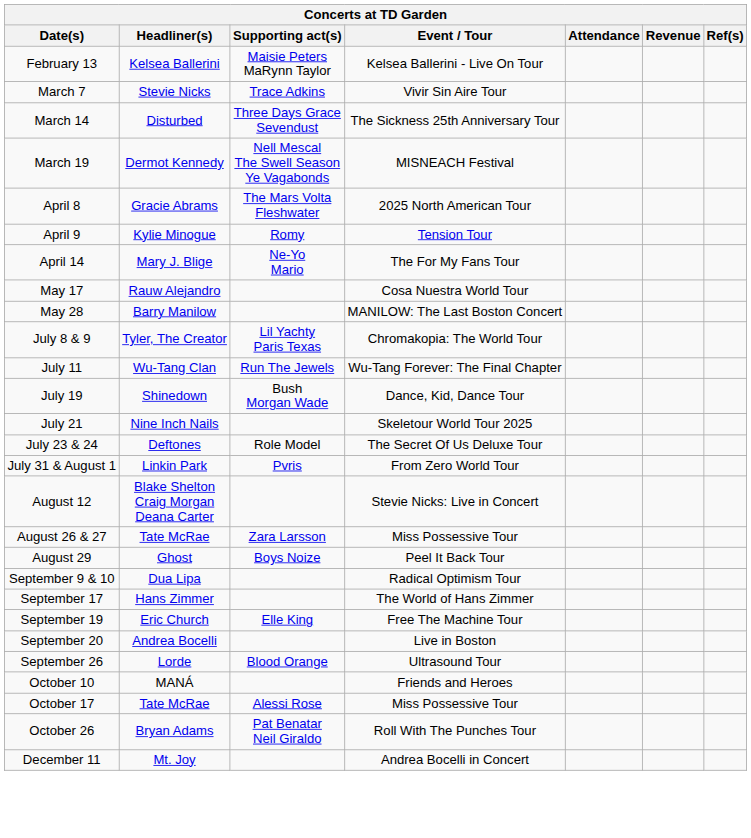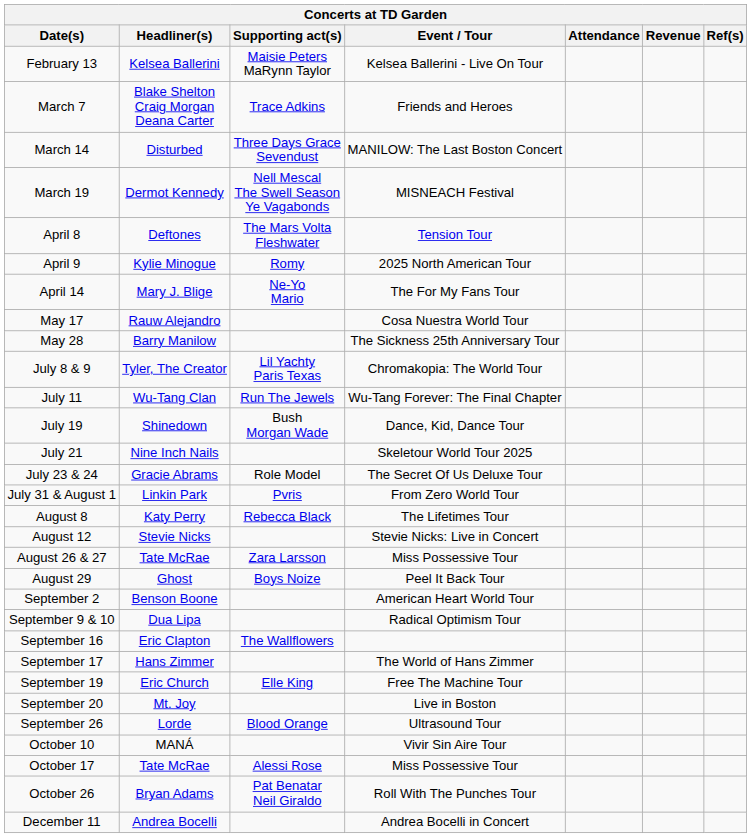(175, 92) Stevie Nicks -> (175, 106) Blake Shelton Craig Morgan Deana Carter
(455, 92) Vivir Sin Aire Tour -> (455, 106) Friends and Heroes
(455, 120) The Sickness 25th Anniversary Tour -> (455, 149) MANILOW: The Last Boston Concert
(175, 206) Gracie Abrams -> (175, 235) Deftones
(455, 206) 2025 North American Tour -> (455, 235) Tension Tour
(455, 234) Tension Tour -> (455, 263) 2025 North American Tour
(455, 311) MANILOW: The Last Boston Concert -> (455, 341) The Sickness 25th Anniversary Tour
(175, 445) Deftones -> (175, 474) Gracie Abrams
+ row: (62, 516)
(175, 501) Blake Shelton Craig Morgan Deana Carter -> (175, 537) Stevie Nicks
+ row: (62, 599)
+ row: (62, 641)
(175, 641) Andrea Bocelli -> (175, 703) Mt. Joy
(455, 682) Friends and Heroes -> (455, 745) Vivir Sin Aire Tour
(175, 759) Mt. Joy -> (175, 822) Andrea Bocelli
